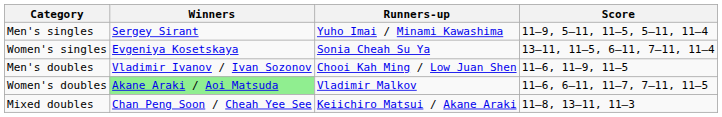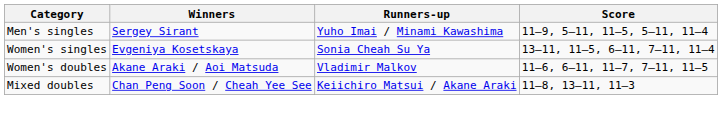- row: (50, 67)
(195, 85) lightgreen background -> (195, 67) no background
